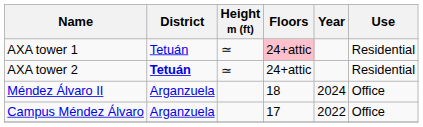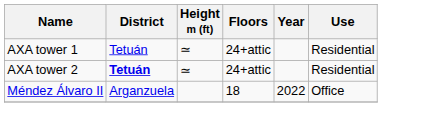(289, 49) pink background -> (248, 49) no background
(332, 91) 2024 -> (291, 91) 2022
- row: (76, 111)
